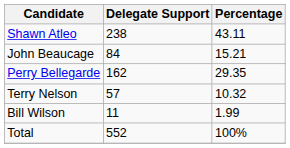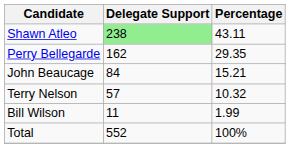(116, 34) no background -> (116, 34) lightgreen background
rows swapped: (54, 73) <-> (51, 53)
